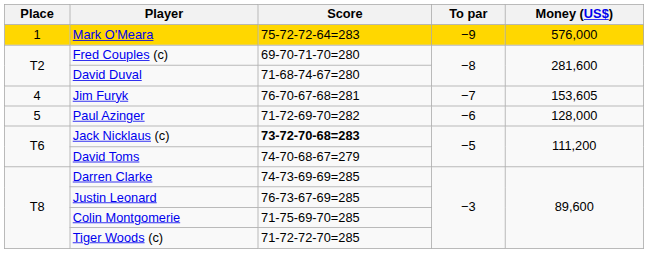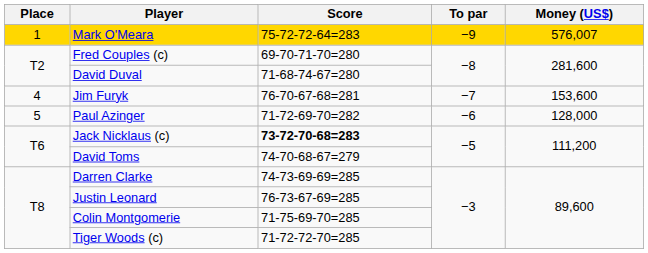(574, 34) 576,000 -> (574, 34) 576,007
(574, 95) 153,605 -> (574, 95) 153,600
